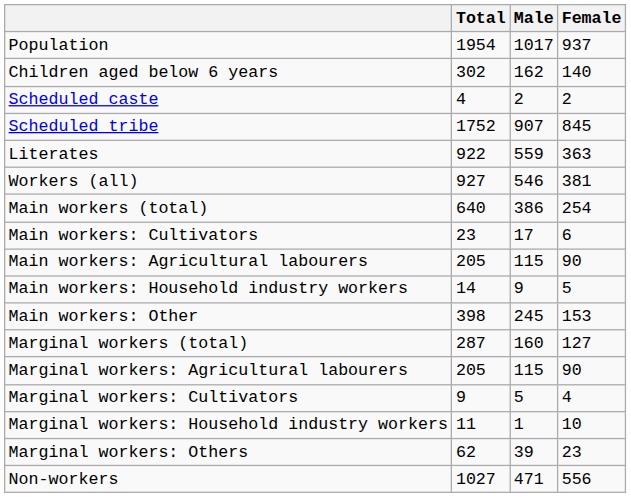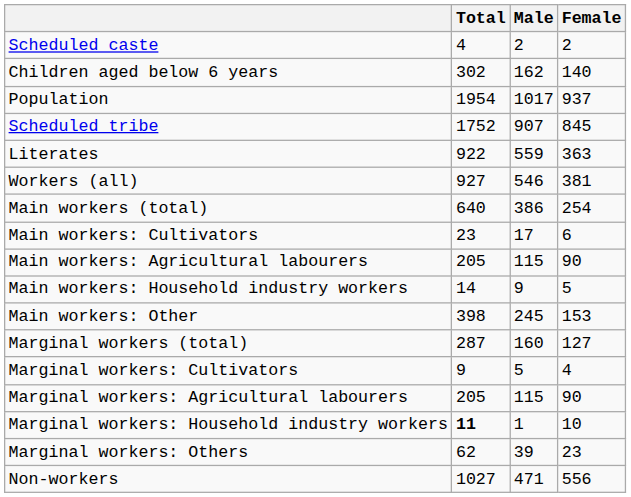rows swapped: (59, 45) <-> (83, 100)
rows swapped: (153, 398) <-> (208, 371)
(466, 425) normal -> (466, 425) bold
